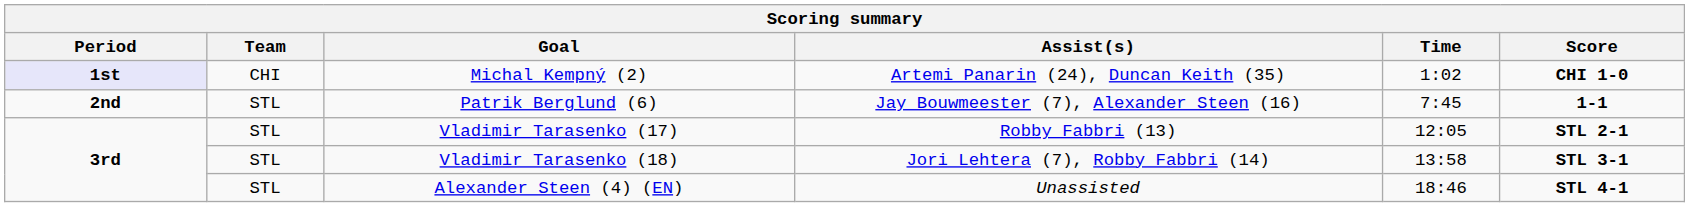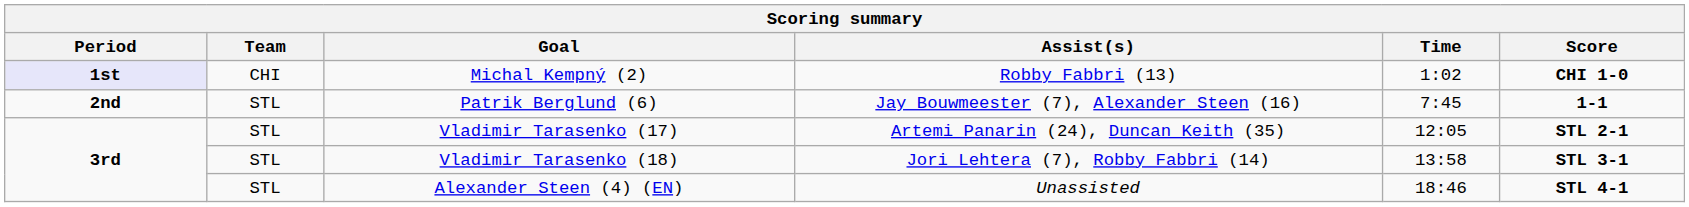(1088, 75) Artemi Panarin (24), Duncan Keith (35) -> (1088, 75) Robby Fabbri (13)
(1088, 131) Robby Fabbri (13) -> (1088, 131) Artemi Panarin (24), Duncan Keith (35)
